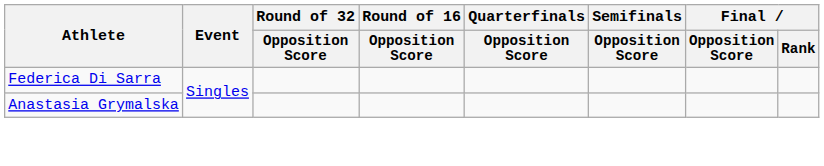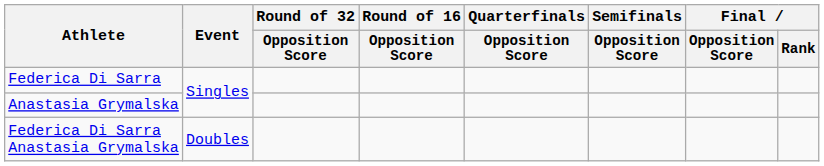+ row: (94, 139)
